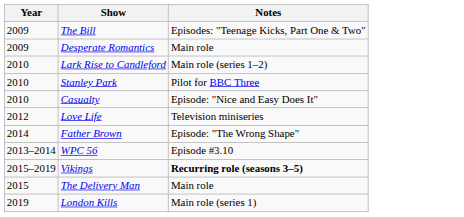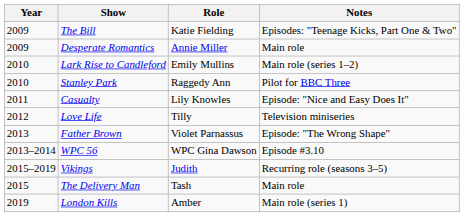+ column: (214, 13)
(18, 99) 2010 -> (18, 99) 2011
(18, 133) 2014 -> (18, 133) 2013
(237, 168) bold -> (324, 168) normal
